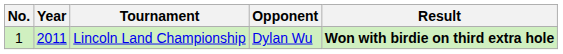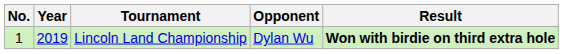(52, 38) 2011 -> (52, 38) 2019
